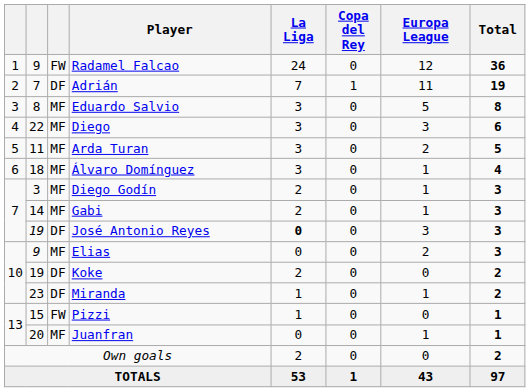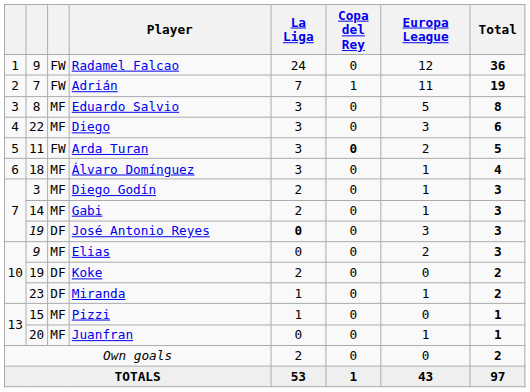(58, 86) DF -> (58, 86) FW
(58, 148) MF -> (58, 148) FW
(353, 148) normal -> (353, 148) bold
(58, 314) FW -> (58, 314) MF
